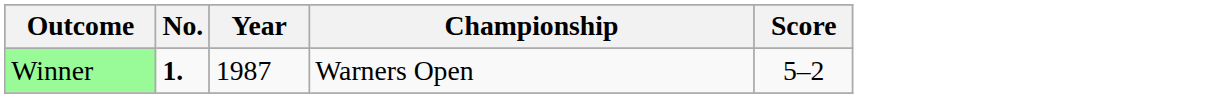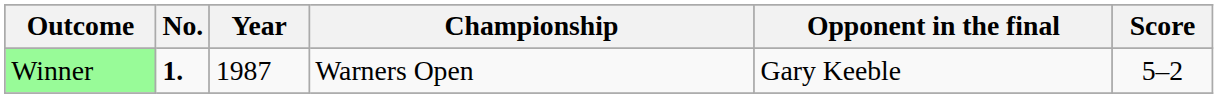+ column: (933, 26)
